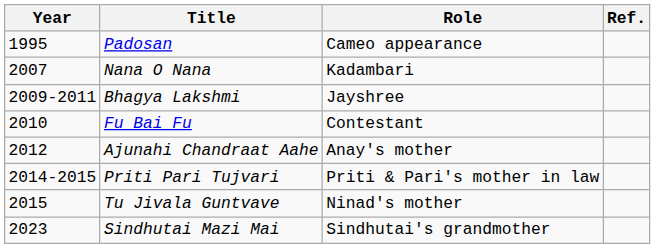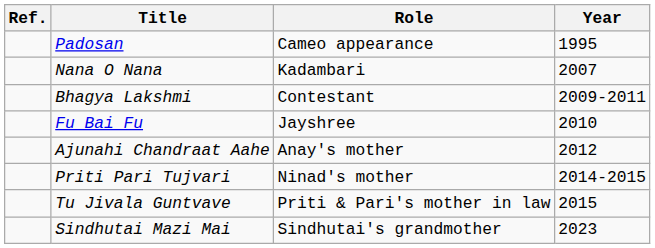columns swapped: (52, 18) <-> (627, 18)
(365, 97) Jayshree -> (326, 97) Contestant
(375, 124) Contestant -> (317, 124) Jayshree
(463, 177) Priti & Pari's mother in law -> (346, 177) Ninad's mother
(395, 203) Ninad's mother -> (414, 203) Priti & Pari's mother in law
